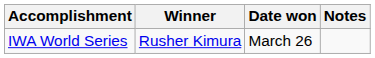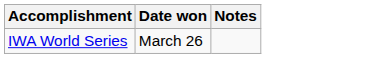- column: (190, 16)
